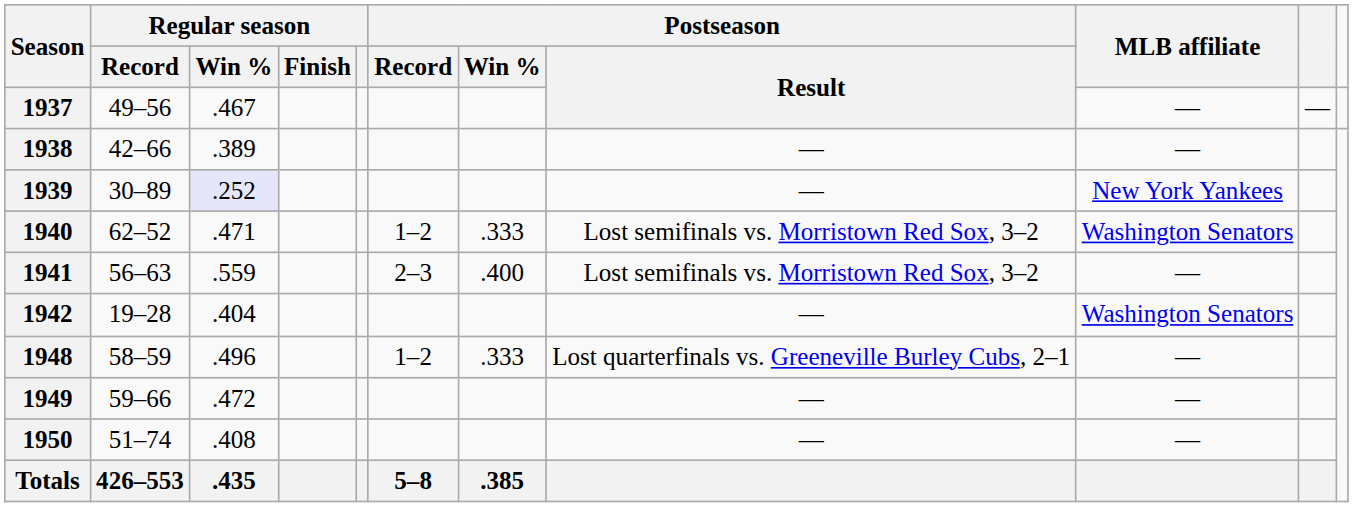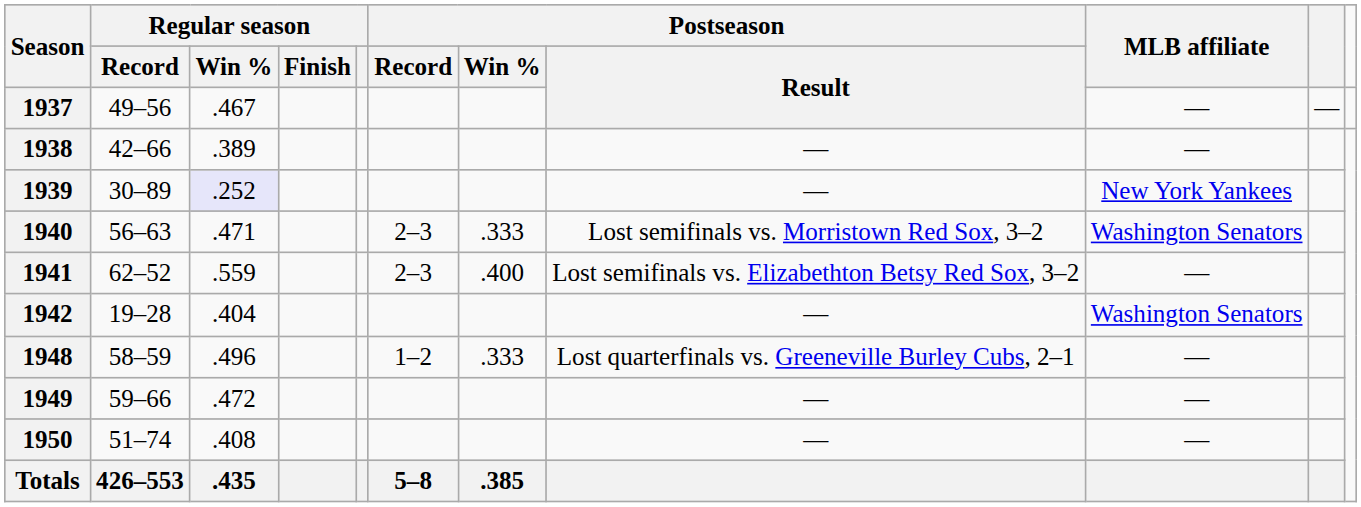(140, 232) 62–52 -> (140, 232) 56–63
(413, 232) 1–2 -> (413, 232) 2–3
(140, 273) 56–63 -> (140, 273) 62–52
(811, 273) Lost semifinals vs. Morristown Red Sox, 3–2 -> (816, 273) Lost semifinals vs. Elizabethton Betsy Red Sox, 3–2
